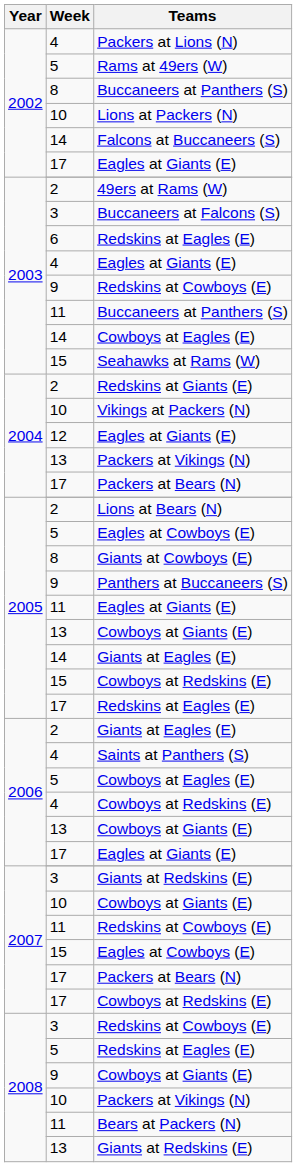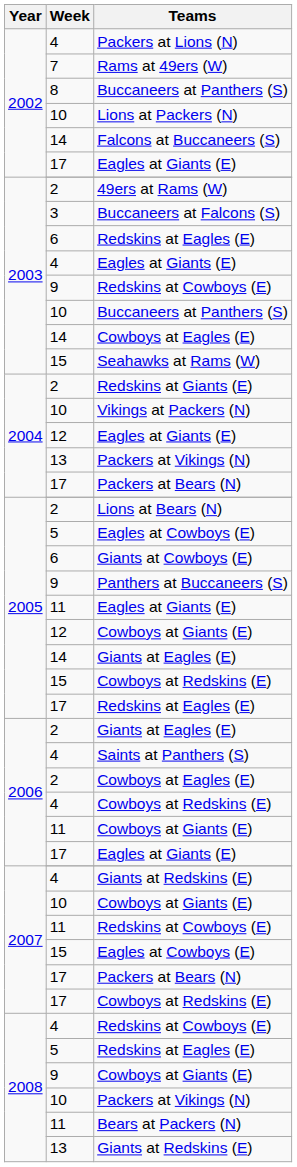(54, 66) 5 -> (54, 66) 7
(58, 312) 11 -> (58, 312) 10
(54, 558) 8 -> (54, 558) 6
(58, 632) 13 -> (58, 632) 12
(54, 779) 5 -> (54, 779) 2
(58, 829) 13 -> (58, 829) 11
(54, 878) 3 -> (54, 878) 4
(54, 1025) 3 -> (54, 1025) 4
